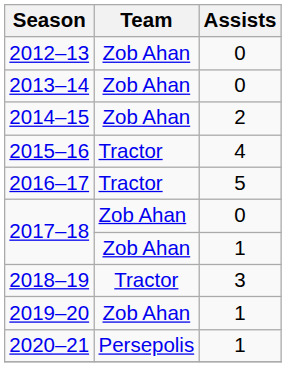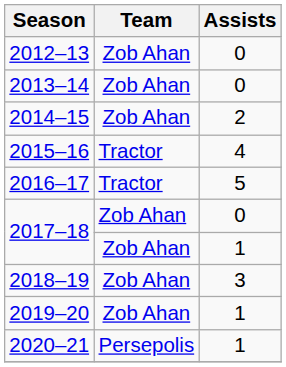(146, 280) Tractor -> (146, 280) Zob Ahan
